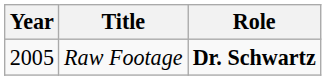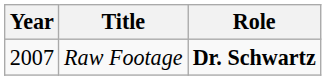(32, 57) 2005 -> (32, 57) 2007
